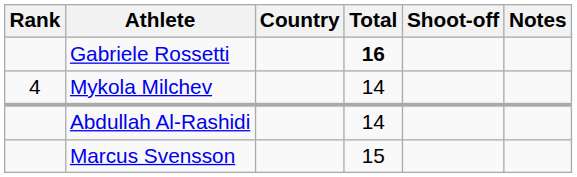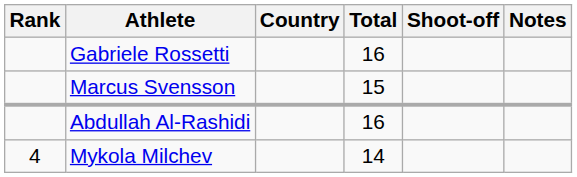(373, 53) bold -> (373, 53) normal
rows swapped: (153, 155) <-> (141, 86)
(373, 122) 14 -> (373, 122) 16
